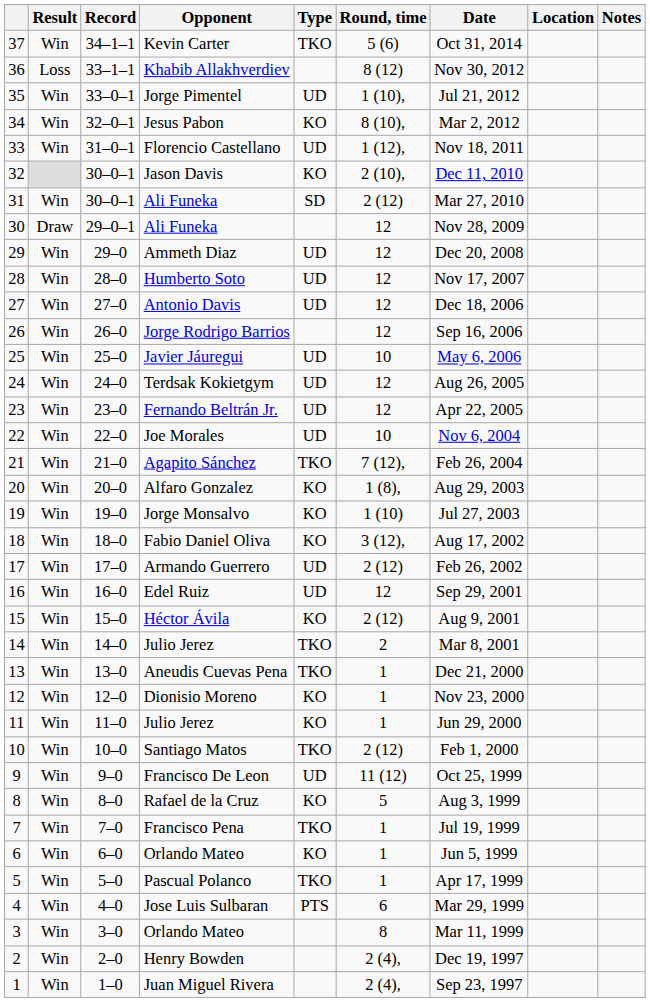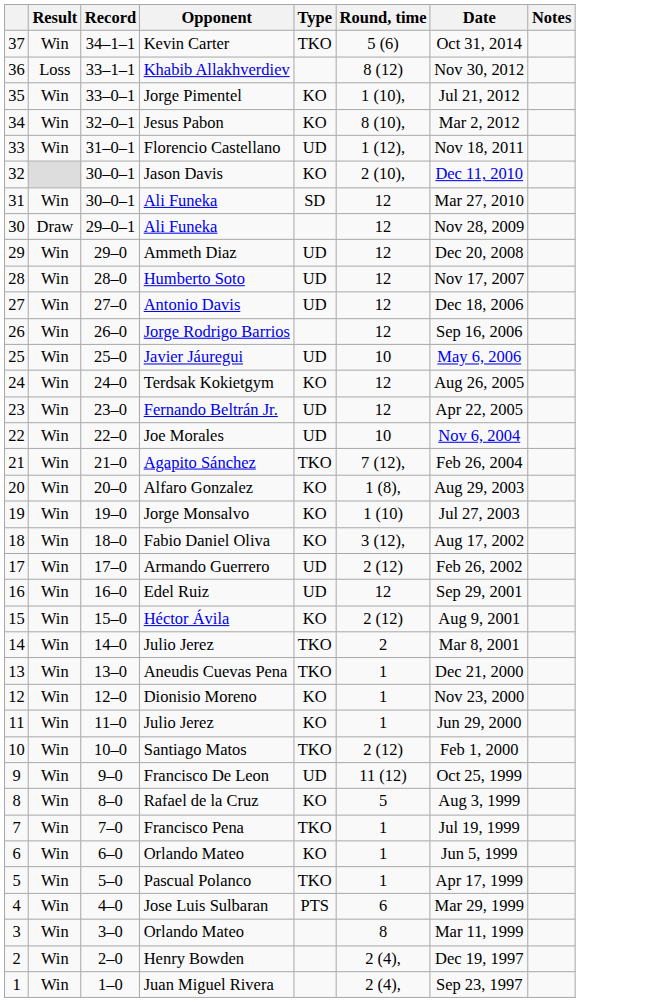- column: (563, 17)
(315, 95) UD -> (315, 95) KO
(383, 200) 2 (12) -> (383, 200) 12
(315, 383) UD -> (315, 383) KO
